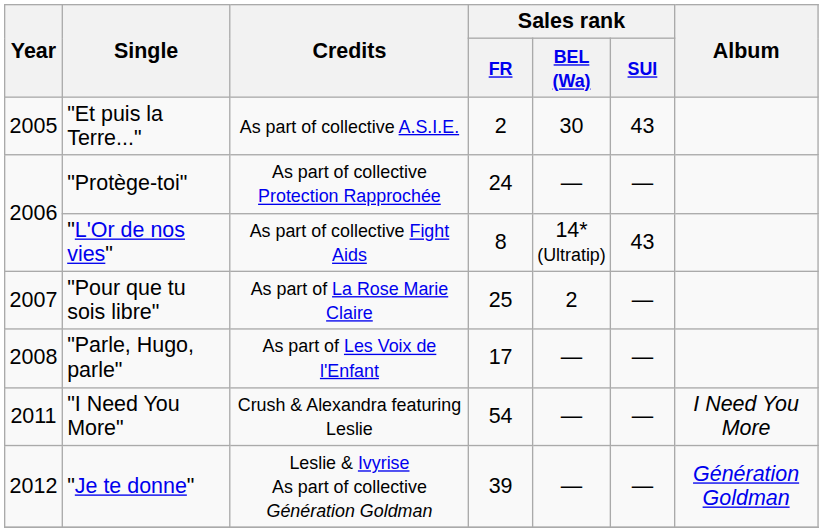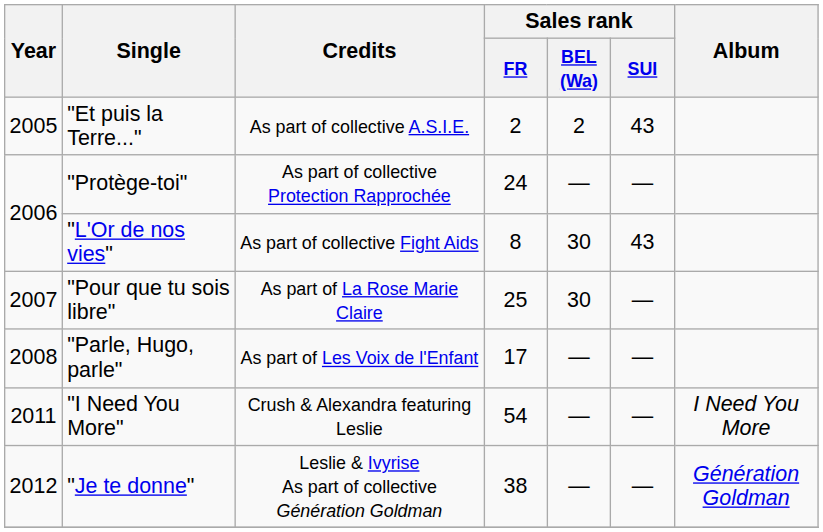(572, 125) 30 -> (579, 125) 2
(572, 241) 14* (Ultratip) -> (579, 241) 30
(572, 300) 2 -> (579, 300) 30
(501, 486) 39 -> (515, 486) 38
